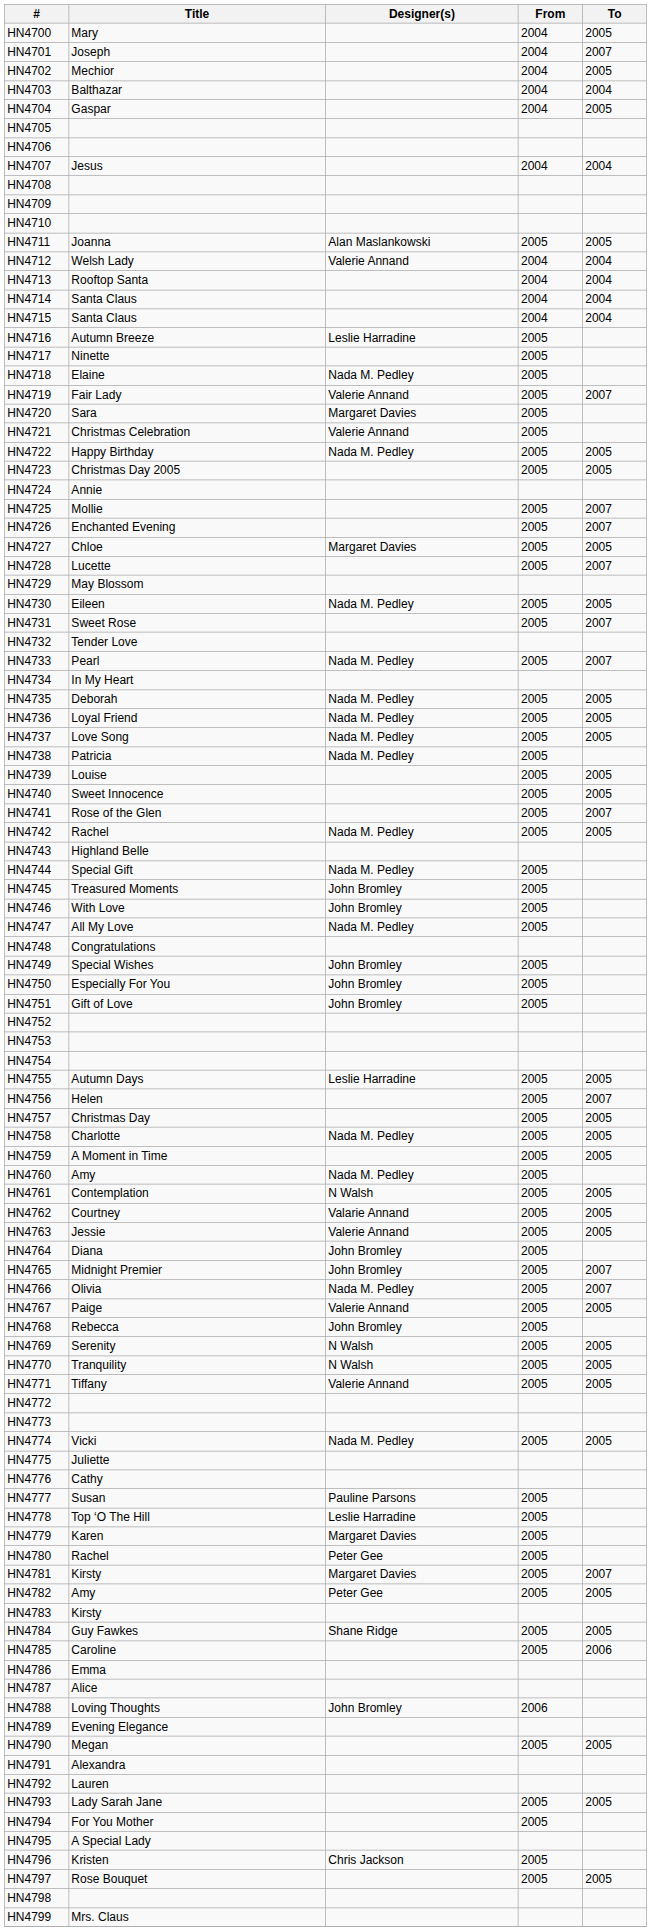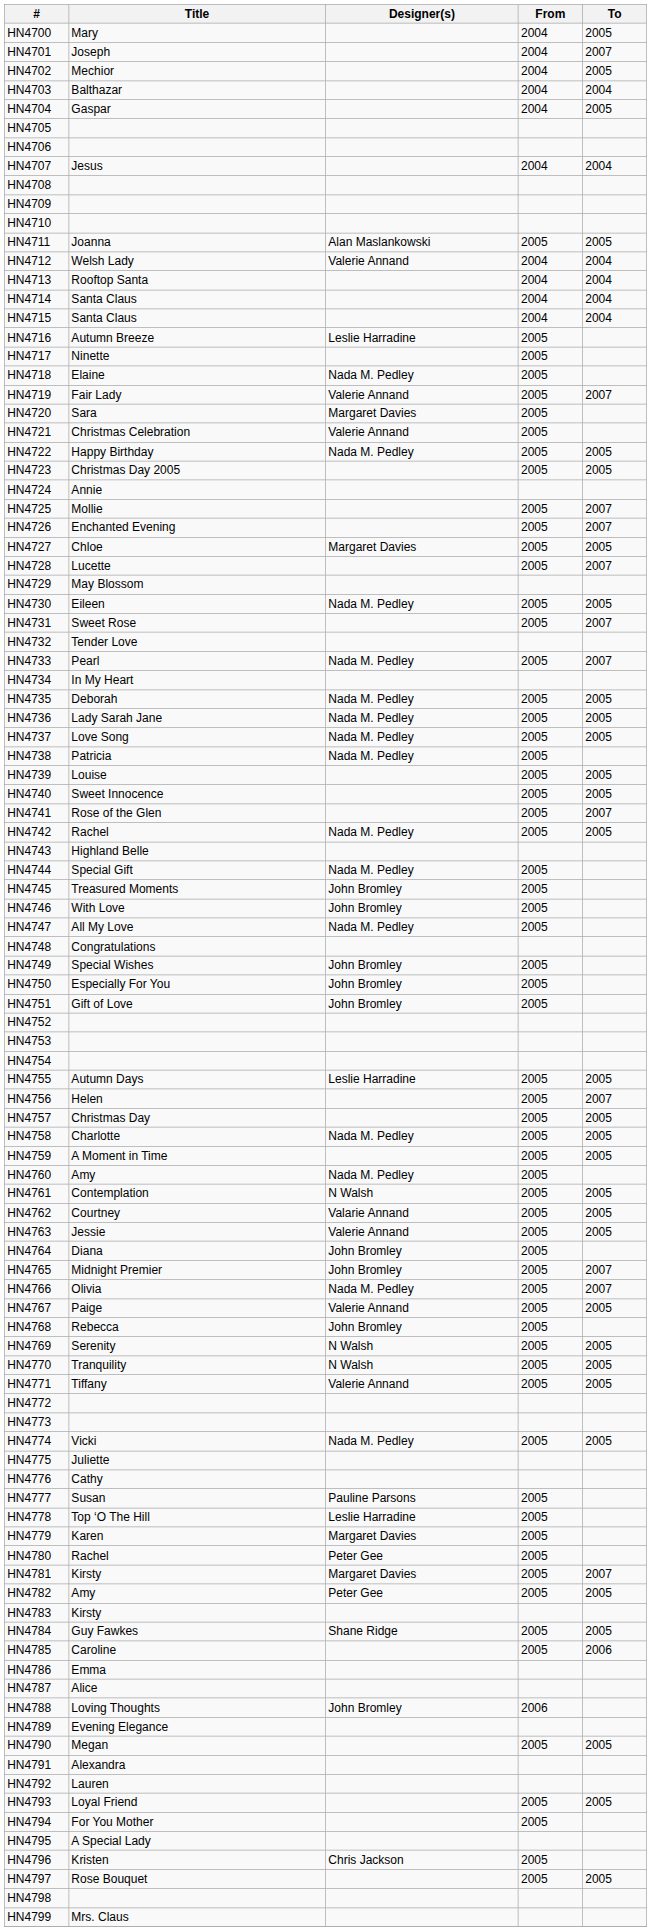(104, 718) Loyal Friend -> (117, 718) Lady Sarah Jane
(117, 1802) Lady Sarah Jane -> (104, 1802) Loyal Friend
